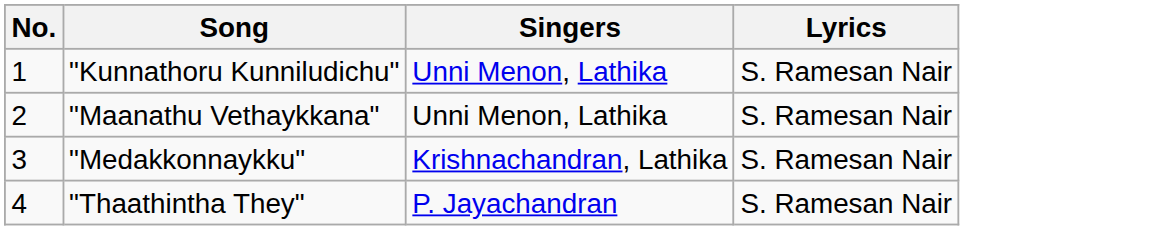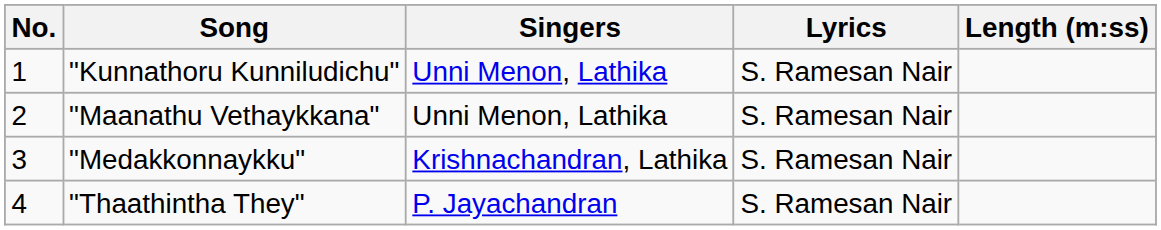+ column: (1057, 27)
